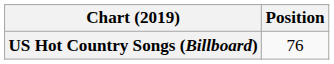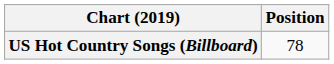(295, 45) 76 -> (295, 45) 78
